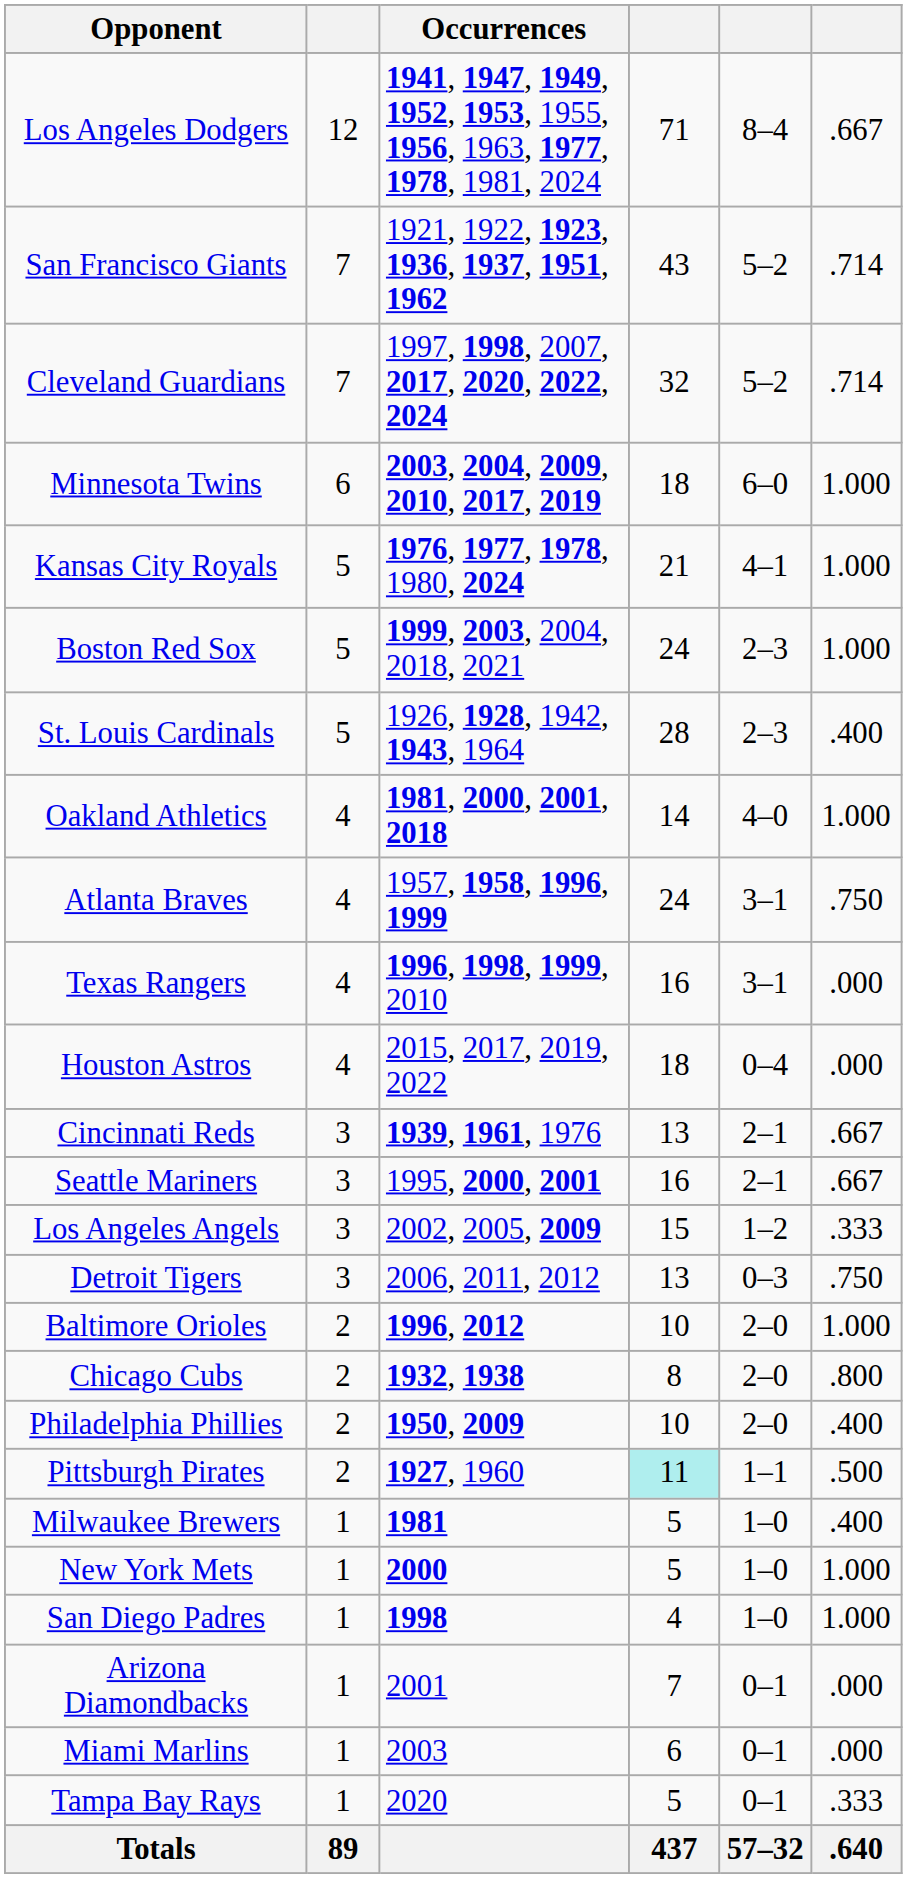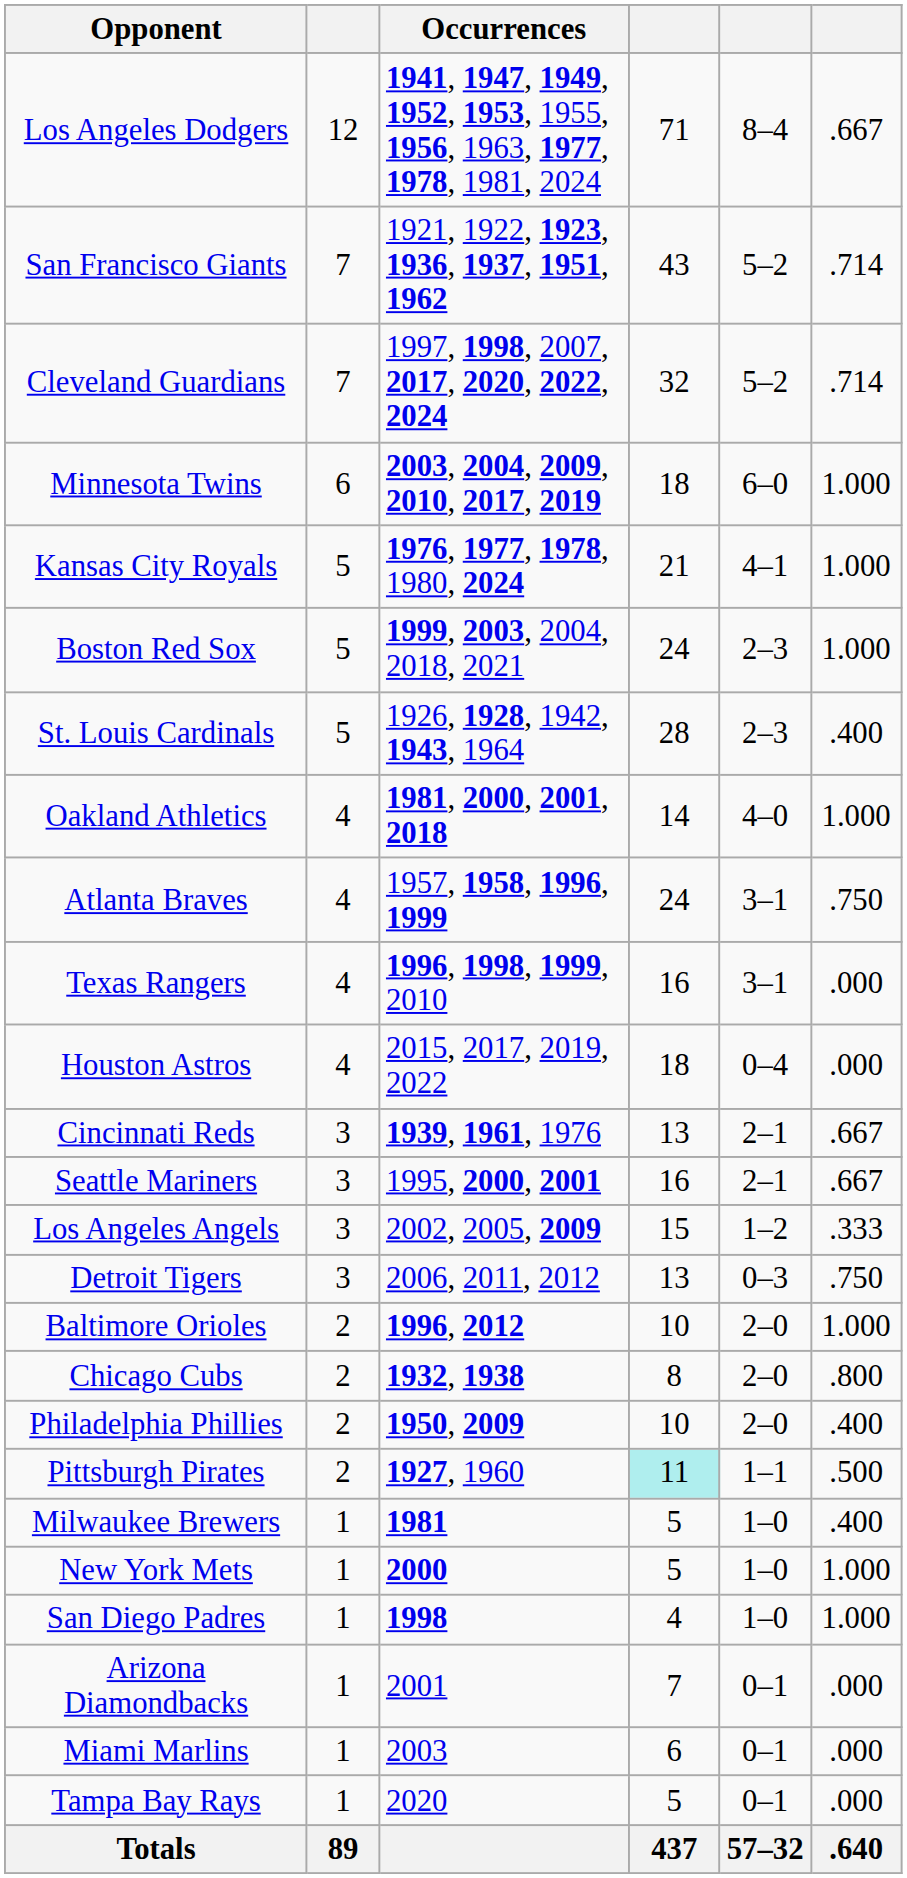(856, 1799) .333 -> (856, 1799) .000
